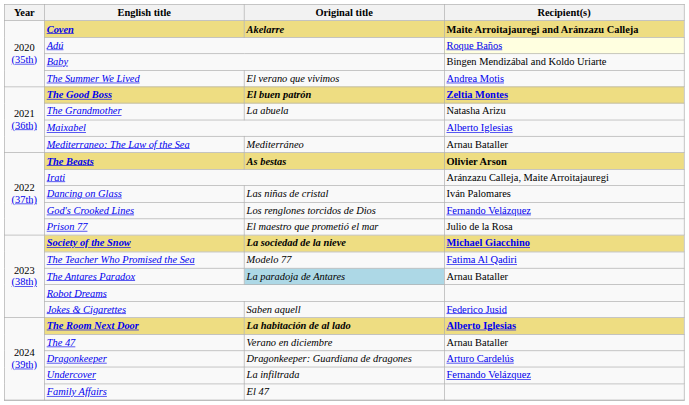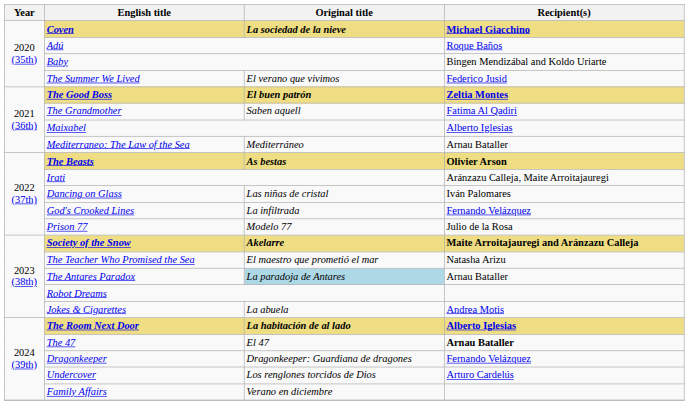(265, 29) Akelarre -> (296, 29) La sociedad de la nieve
(542, 29) Maite Arroitajauregi and Aránzazu Calleja -> (488, 29) Michael Giacchino
(474, 45) lightyellow background -> (474, 45) no background
(475, 78) Andrea Motis -> (477, 78) Federico Jusid
(268, 111) La abuela -> (274, 111) Saben aquell
(476, 111) Natasha Arizu -> (482, 111) Fatima Al Qadiri
(311, 210) Los renglones torcidos de Dios -> (273, 210) La infiltrada
(313, 227) El maestro que prometió el mar -> (269, 227) Modelo 77
(296, 243) La sociedad de la nieve -> (265, 243) Akelarre
(488, 243) Michael Giacchino -> (542, 243) Maite Arroitajauregi and Aránzazu Calleja
(269, 260) Modelo 77 -> (313, 260) El maestro que prometió el mar
(482, 260) Fatima Al Qadiri -> (476, 260) Natasha Arizu
(274, 309) Saben aquell -> (268, 309) La abuela
(477, 309) Federico Jusid -> (475, 309) Andrea Motis
(289, 342) Verano en diciembre -> (258, 342) El 47
(477, 342) normal -> (480, 342) bold
(480, 359) Arturo Cardelús -> (489, 359) Fernando Velázquez
(273, 375) La infiltrada -> (311, 375) Los renglones torcidos de Dios
(489, 375) Fernando Velázquez -> (480, 375) Arturo Cardelús
(258, 392) El 47 -> (289, 392) Verano en diciembre
